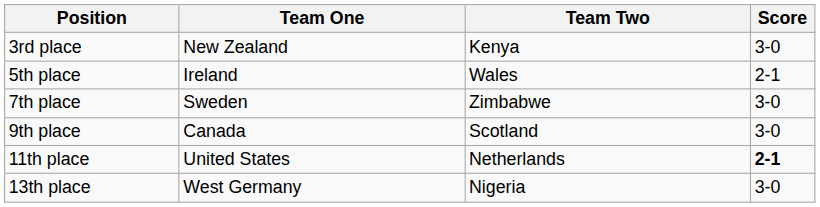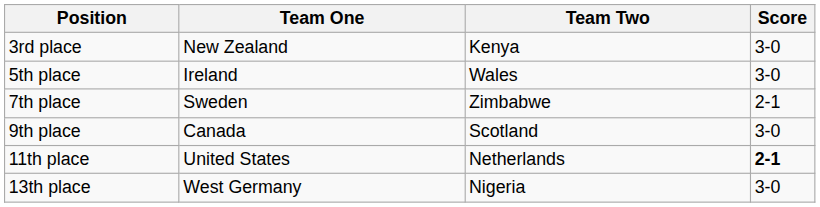(768, 74) 2-1 -> (768, 74) 3-0
(768, 103) 3-0 -> (768, 103) 2-1
